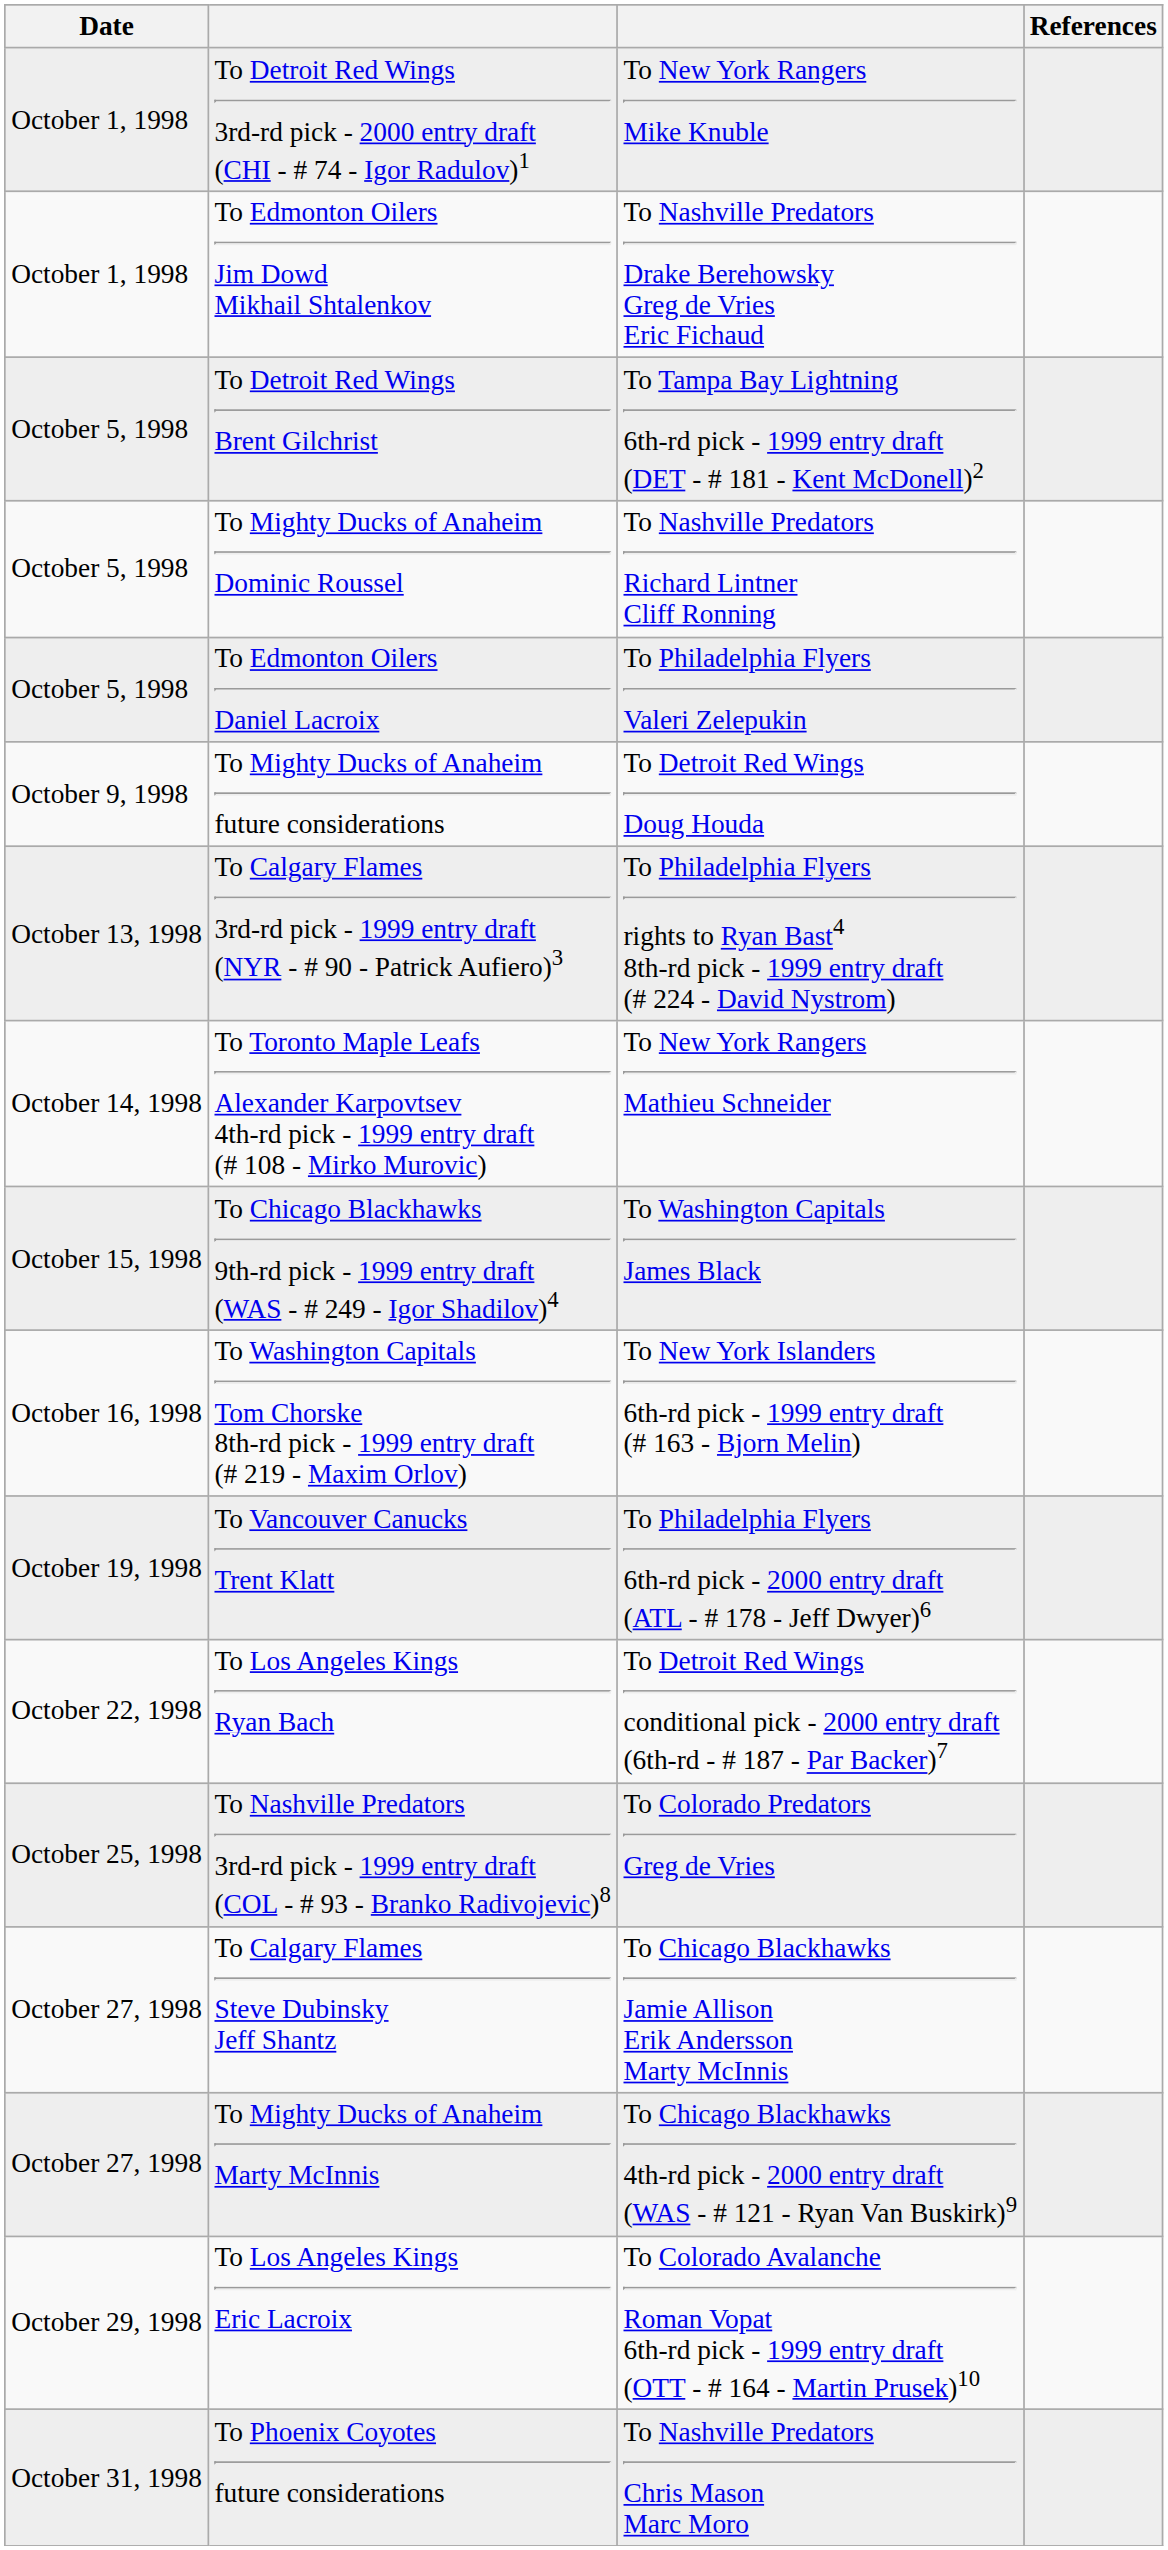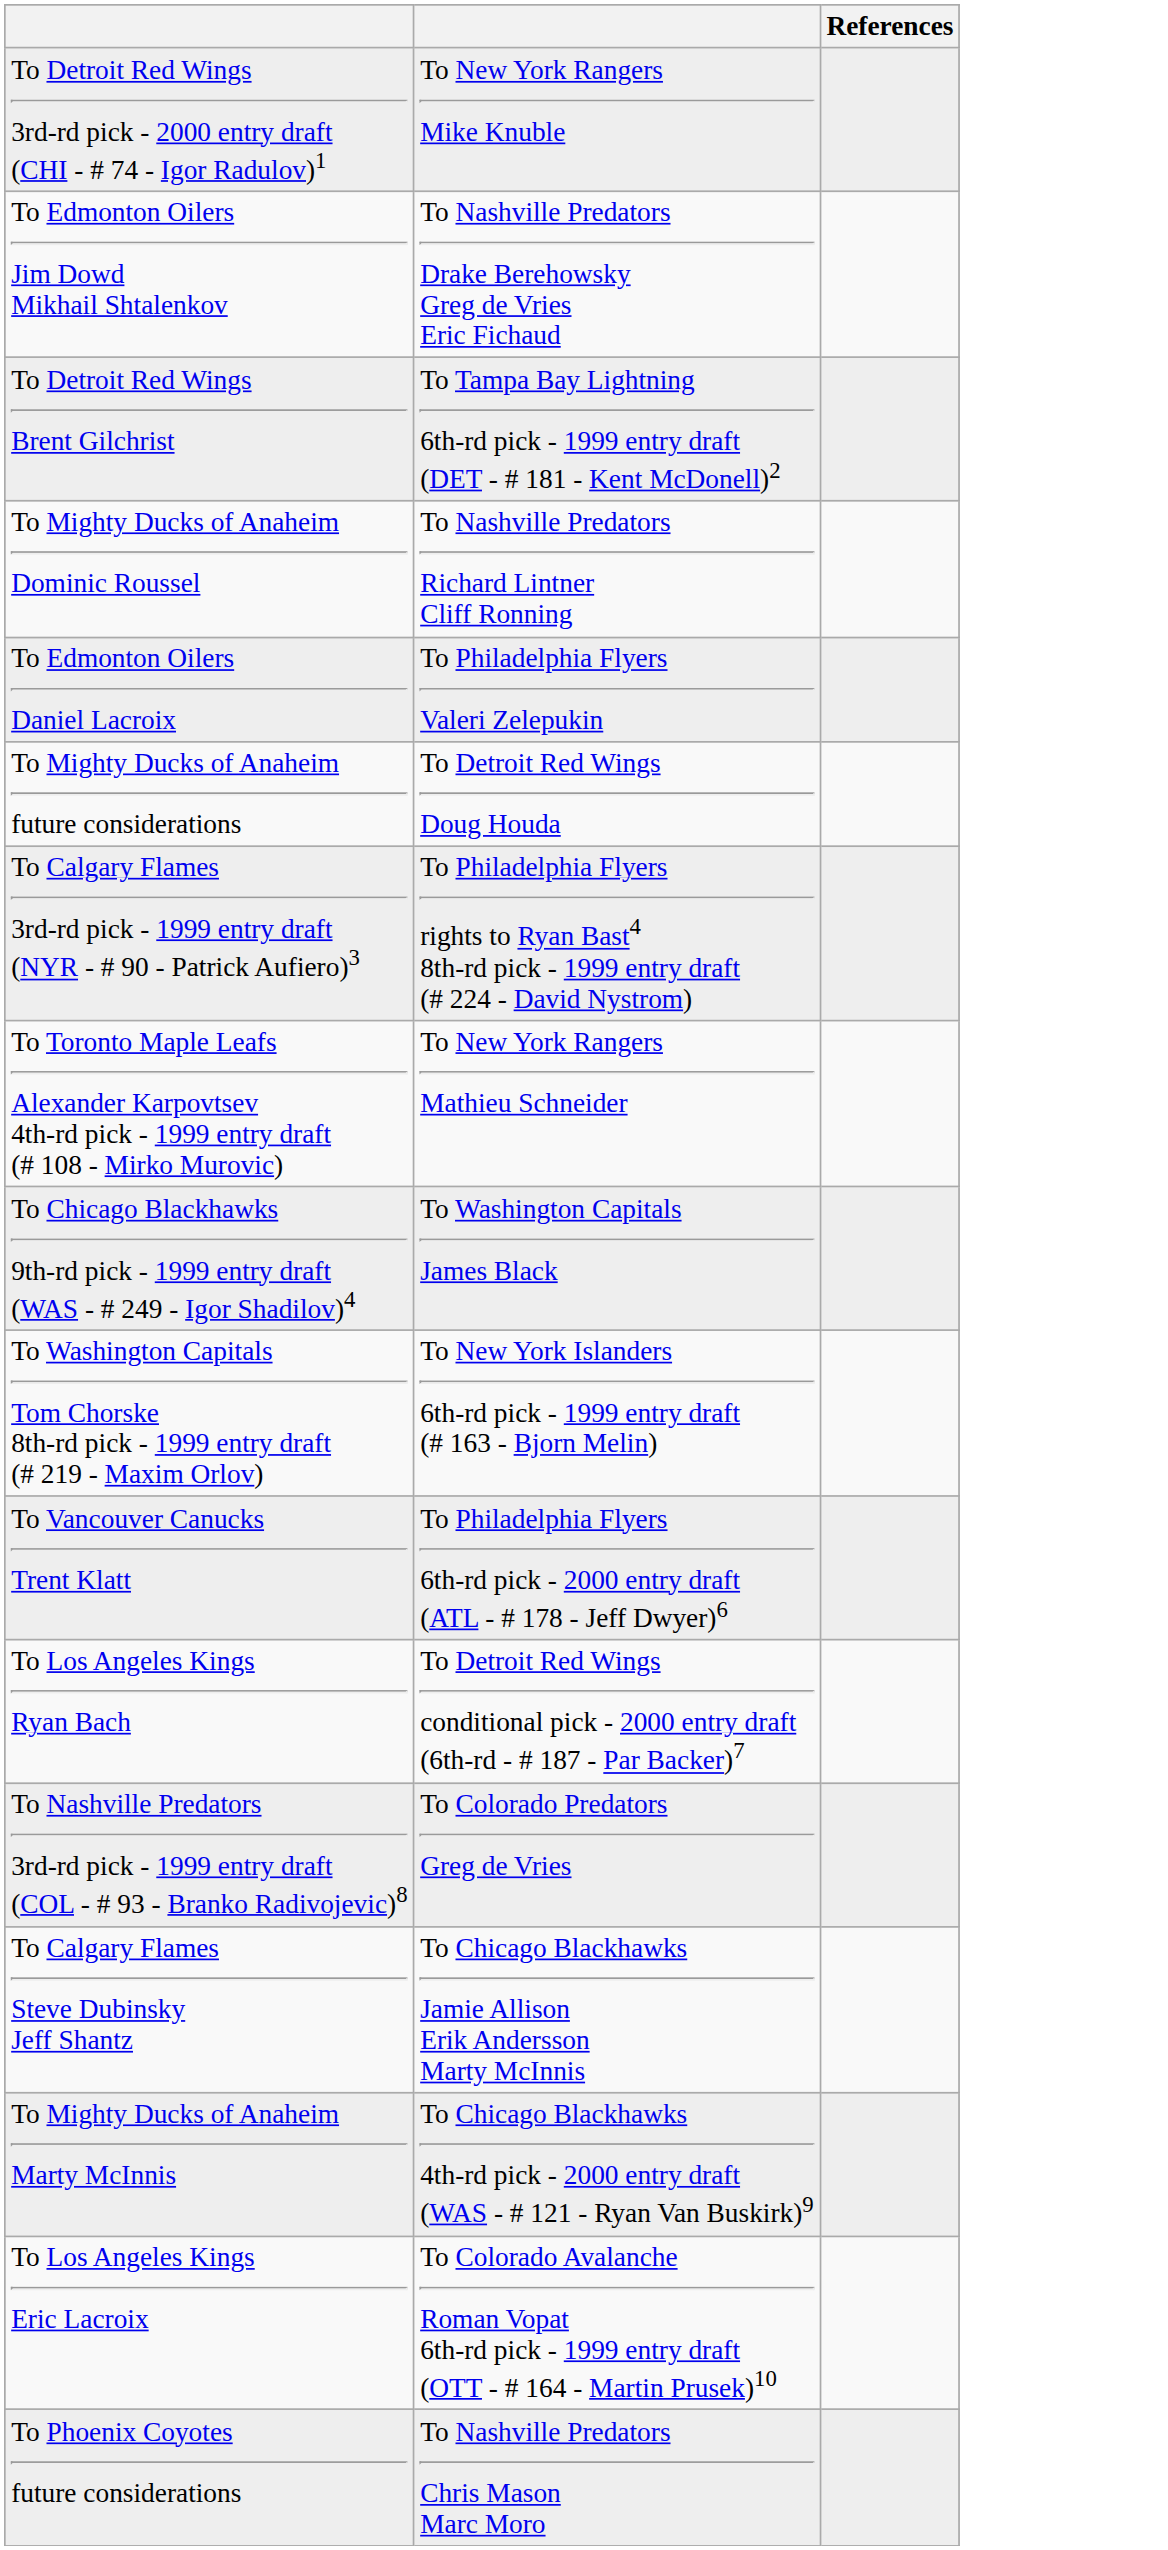- column: (107, 26)
